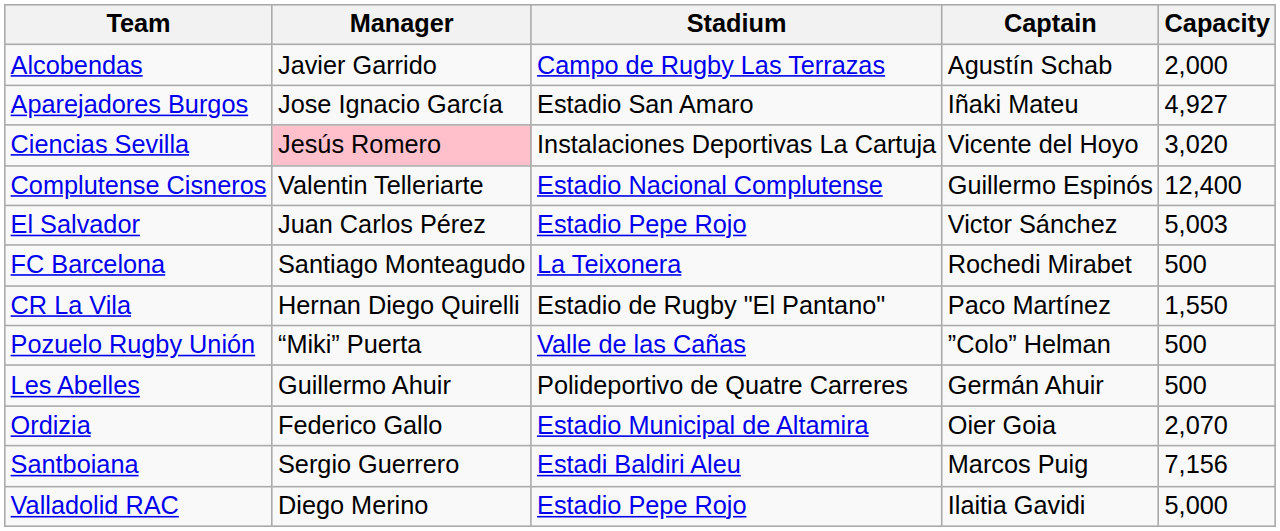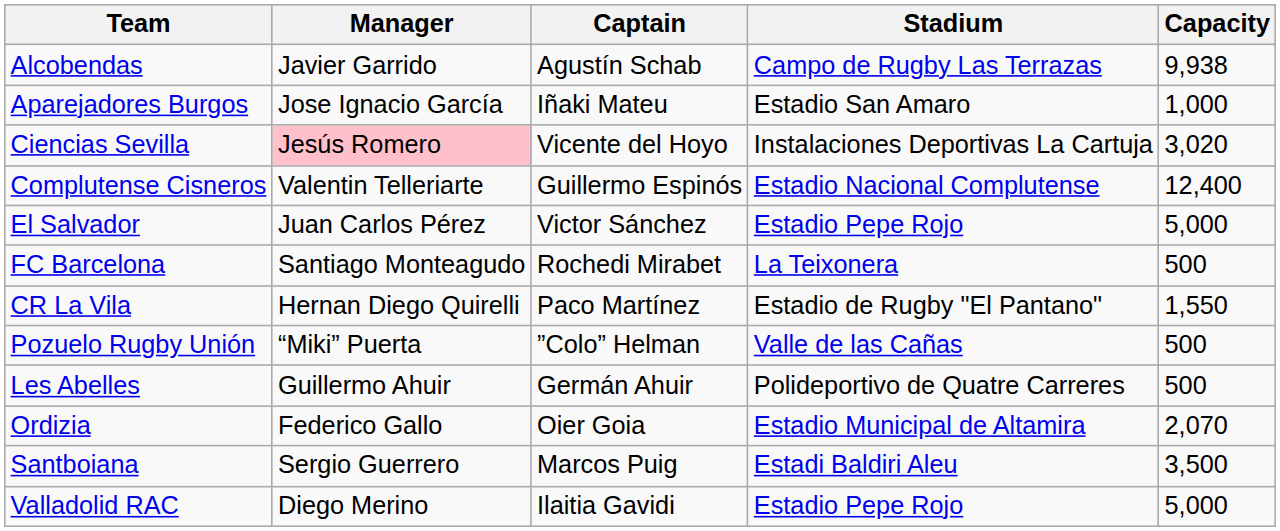columns swapped: (1050, 24) <-> (737, 24)
(1196, 64) 2,000 -> (1196, 64) 9,938
(1196, 104) 4,927 -> (1196, 104) 1,000
(1196, 225) 5,003 -> (1196, 225) 5,000
(1196, 465) 7,156 -> (1196, 465) 3,500
